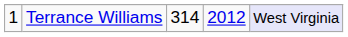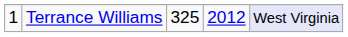(185, 18) 314 -> (185, 18) 325
